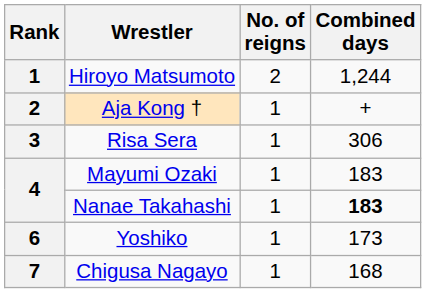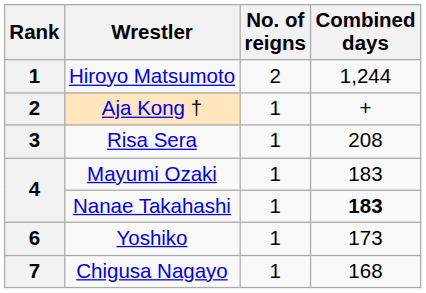(365, 141) 306 -> (365, 141) 208
